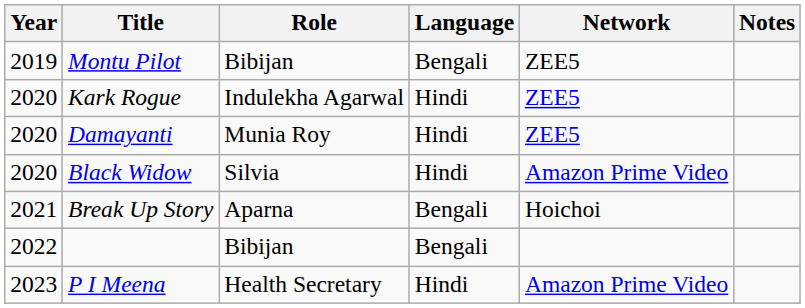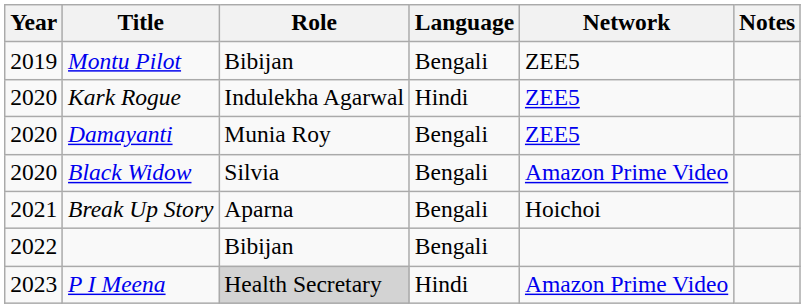(442, 135) Hindi -> (451, 135) Bengali
(442, 172) Hindi -> (451, 172) Bengali
(303, 284) no background -> (303, 284) lightgrey background
